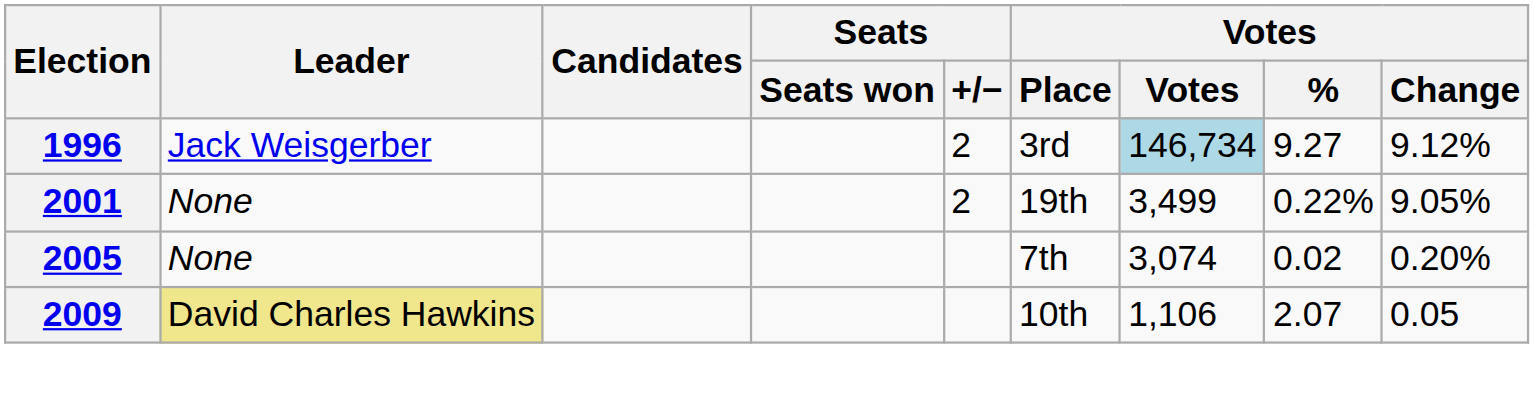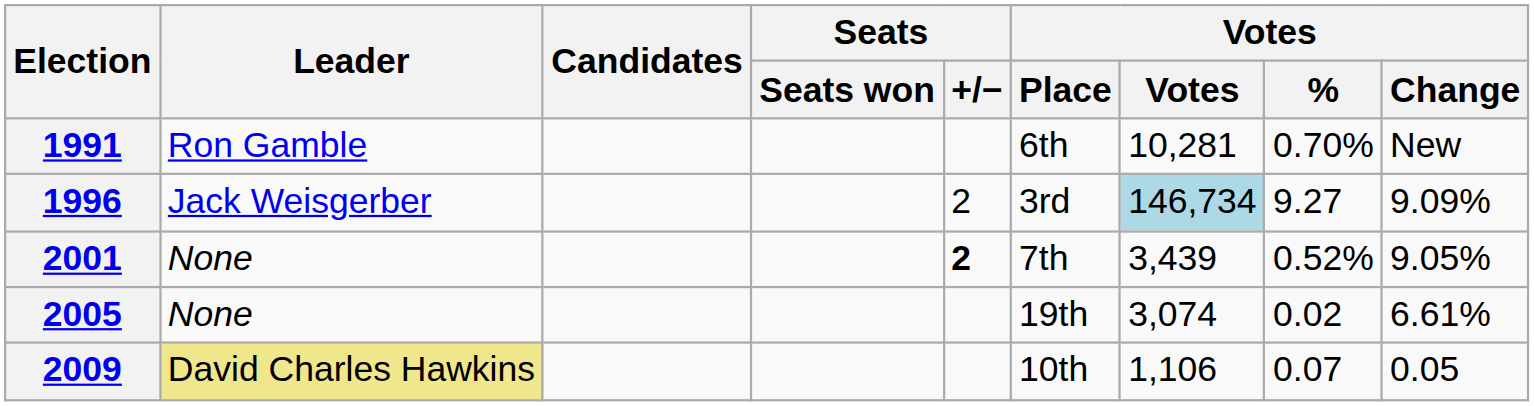+ row: (82, 145)
(1440, 145) 9.12% -> (1440, 201) 9.09%
(961, 201) normal -> (961, 257) bold
(1054, 201) 19th -> (1044, 257) 7th
(1173, 201) 3,499 -> (1173, 257) 3,439
(1323, 201) 0.22% -> (1323, 257) 0.52%
(1044, 257) 7th -> (1054, 314) 19th
(1440, 257) 0.20% -> (1440, 314) 6.61%
(1308, 314) 2.07 -> (1308, 370) 0.07
